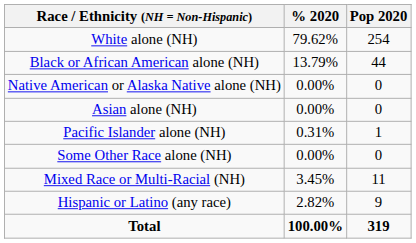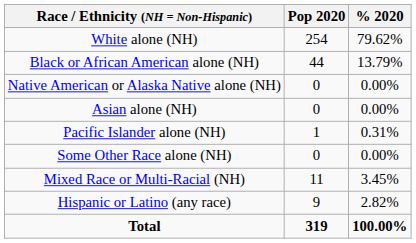columns swapped: (379, 16) <-> (315, 16)
